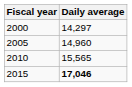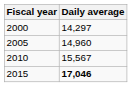(76, 58) 15,565 -> (76, 58) 15,567
